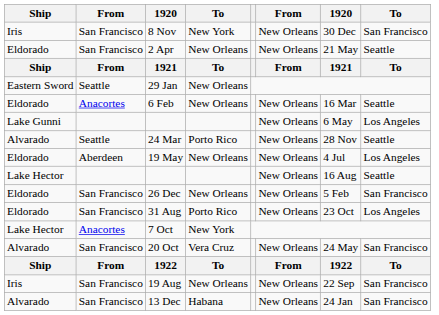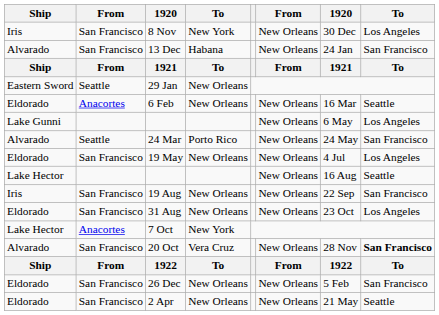(396, 31) San Francisco -> (392, 31) Los Angeles
rows swapped: (28, 301) <-> (28, 49)
(340, 139) 28 Nov -> (341, 139) 24 May
(379, 139) Seattle -> (396, 139) San Francisco
(101, 157) Aberdeen -> (111, 157) San Francisco
rows swapped: (15, 283) <-> (28, 193)
(213, 211) Porto Rico -> (218, 211) New Orleans
(341, 247) 24 May -> (340, 247) 28 Nov
(396, 247) normal -> (398, 247) bold
